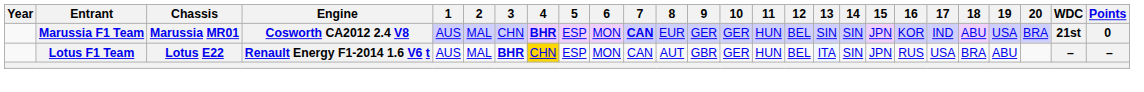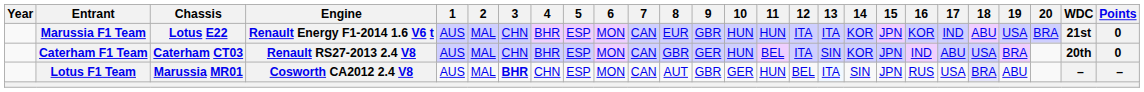(195, 33) Marussia MR01 -> (198, 33) Lotus E22
(337, 33) Cosworth CA2012 2.4 V8 -> (341, 33) Renault Energy F1-2014 1.6 V6 t
(543, 33) bold -> (547, 33) normal
(640, 33) bold -> (644, 33) normal
(704, 33) GER -> (708, 33) GBR
(736, 33) GER -> (740, 33) HUN
(799, 33) BEL -> (803, 33) ITA
(827, 33) SIN -> (831, 33) ITA
(853, 33) SIN -> (860, 33) KOR
+ row: (93, 52)
(195, 52) Lotus E22 -> (198, 72) Marussia MR01
(337, 52) Renault Energy F1-2014 1.6 V6 t -> (341, 72) Cosworth CA2012 2.4 V8
(543, 52) gold background -> (547, 72) no background
(974, 52) no background -> (984, 72) lavender background
